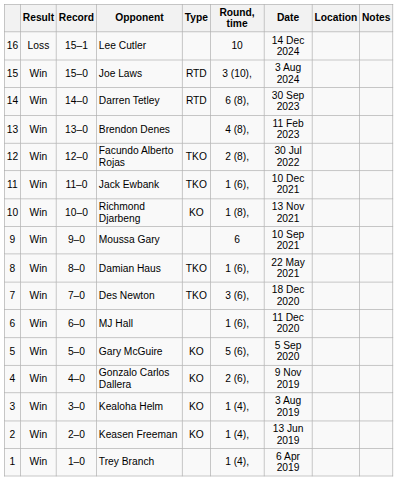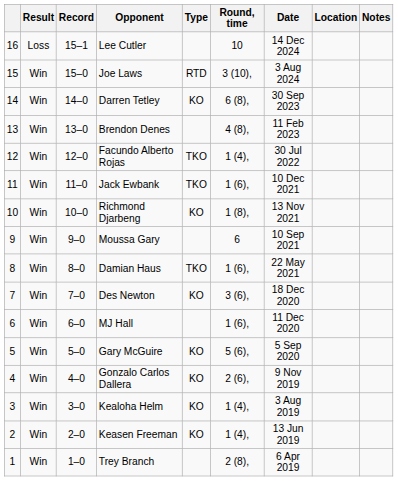(196, 101) RTD -> (196, 101) KO
(237, 157) 2 (8), -> (237, 157) 1 (4),
(196, 295) TKO -> (196, 295) KO
(237, 462) 1 (4), -> (237, 462) 2 (8),
